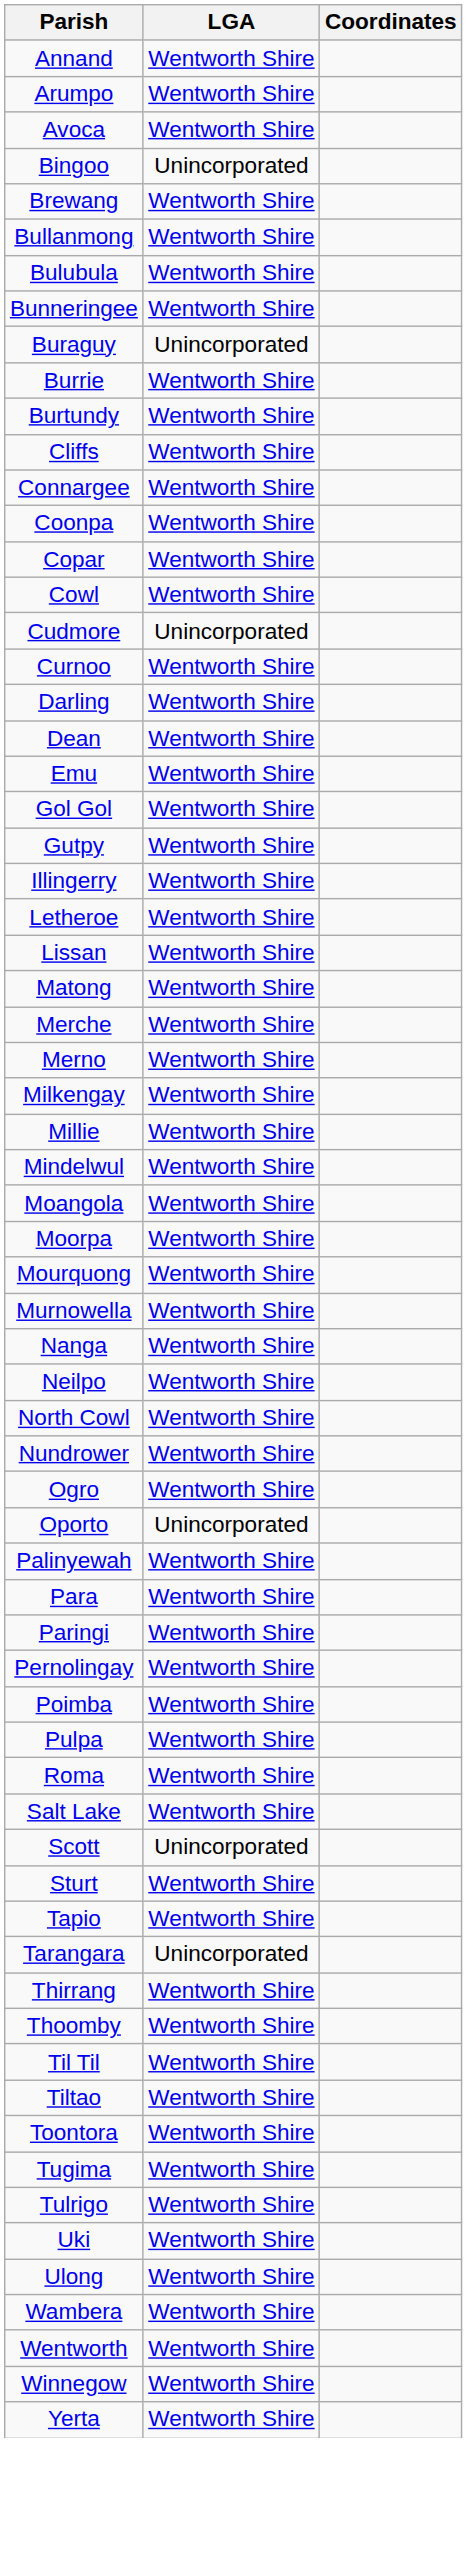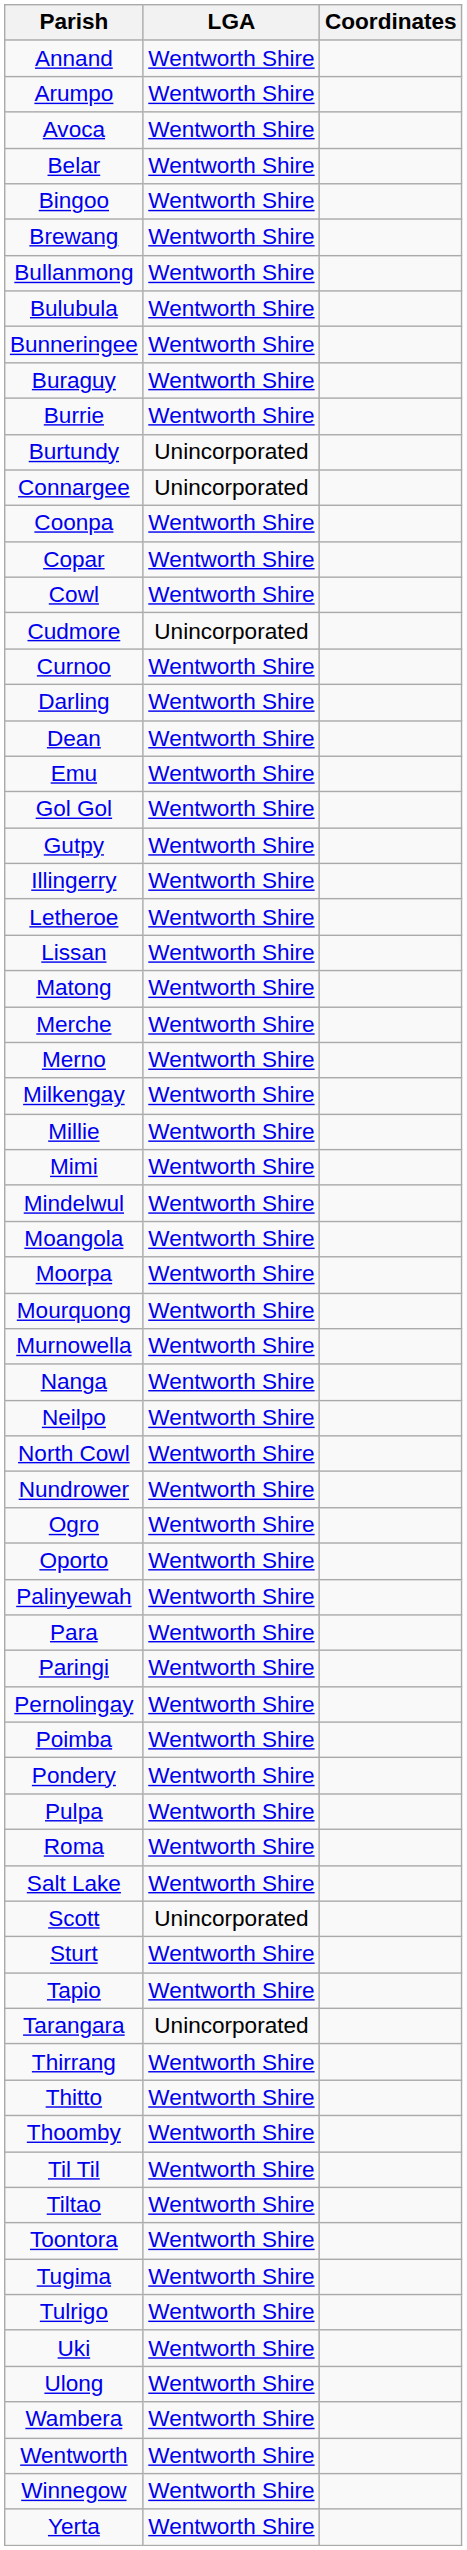+ row: (74, 165)
(231, 165) Unincorporated -> (231, 201) Wentworth Shire
(231, 344) Unincorporated -> (231, 380) Wentworth Shire
(231, 415) Wentworth Shire -> (231, 451) Unincorporated
- row: (74, 451)
(231, 487) Wentworth Shire -> (231, 487) Unincorporated
+ row: (74, 1167)
(231, 1525) Unincorporated -> (231, 1560) Wentworth Shire
+ row: (74, 1775)
+ row: (74, 2097)
